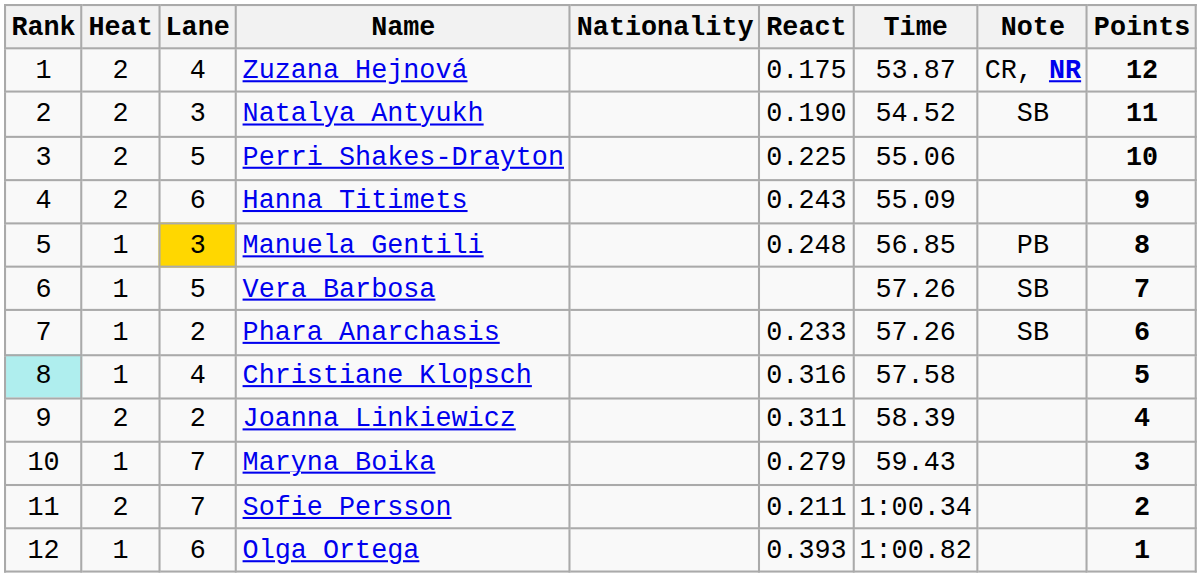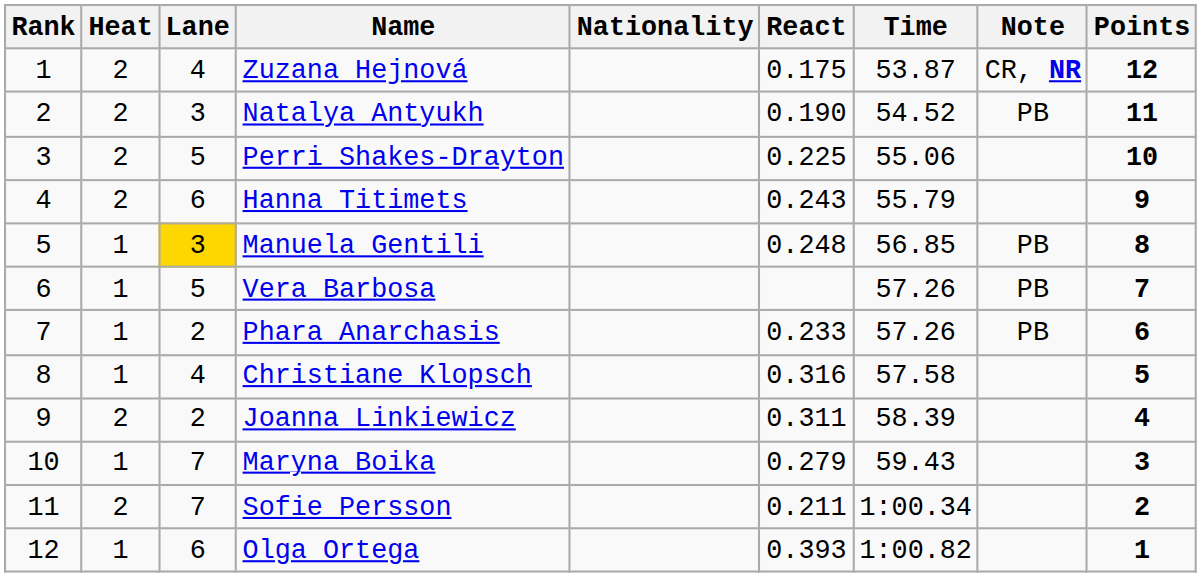(1033, 114) SB -> (1033, 114) PB
(916, 201) 55.09 -> (916, 201) 55.79
(1033, 289) SB -> (1033, 289) PB
(1033, 332) SB -> (1033, 332) PB
(44, 376) paleturquoise background -> (44, 376) no background
